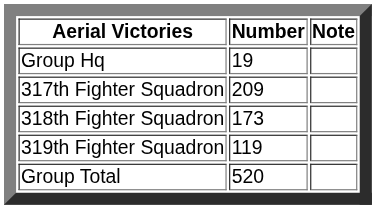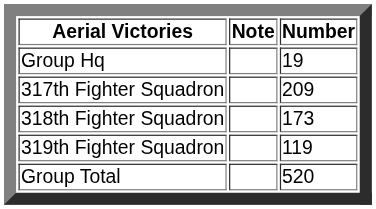columns swapped: (268, 31) <-> (334, 31)
